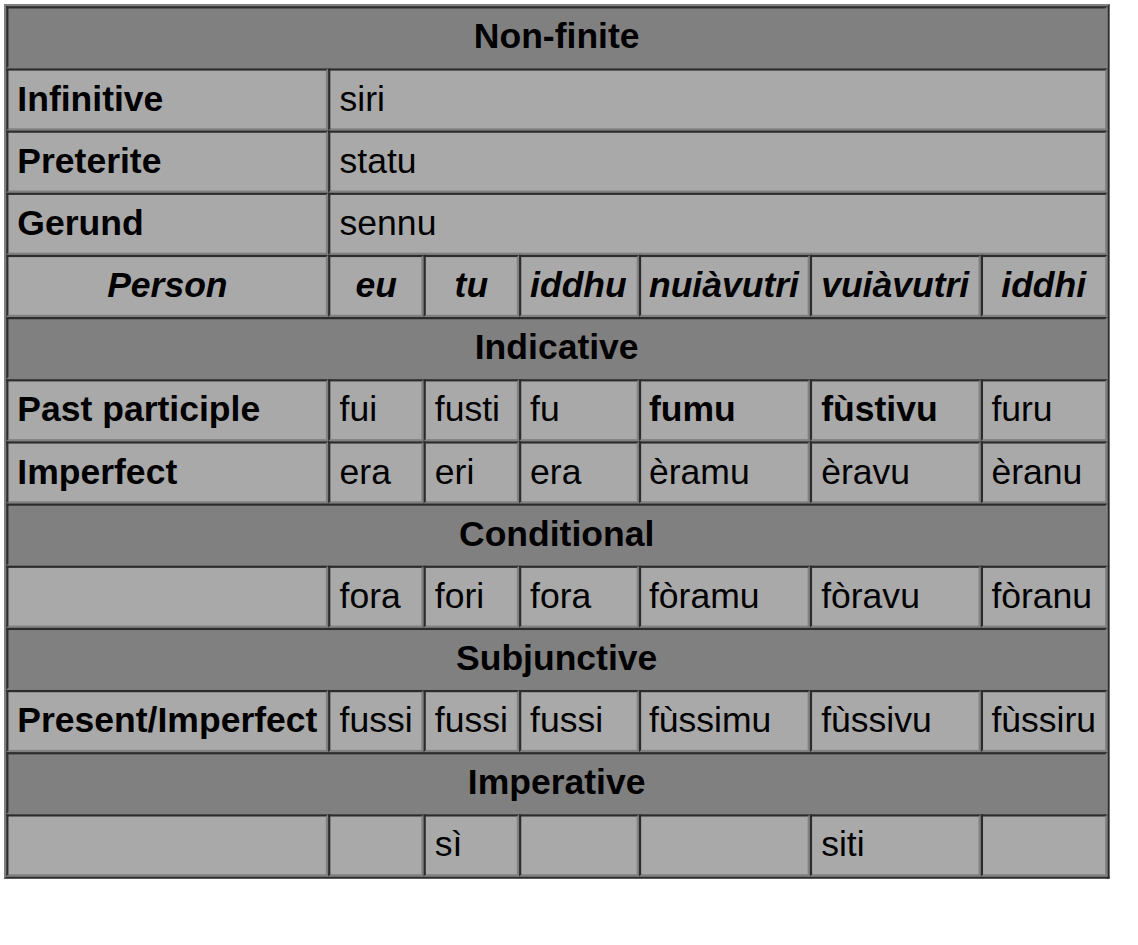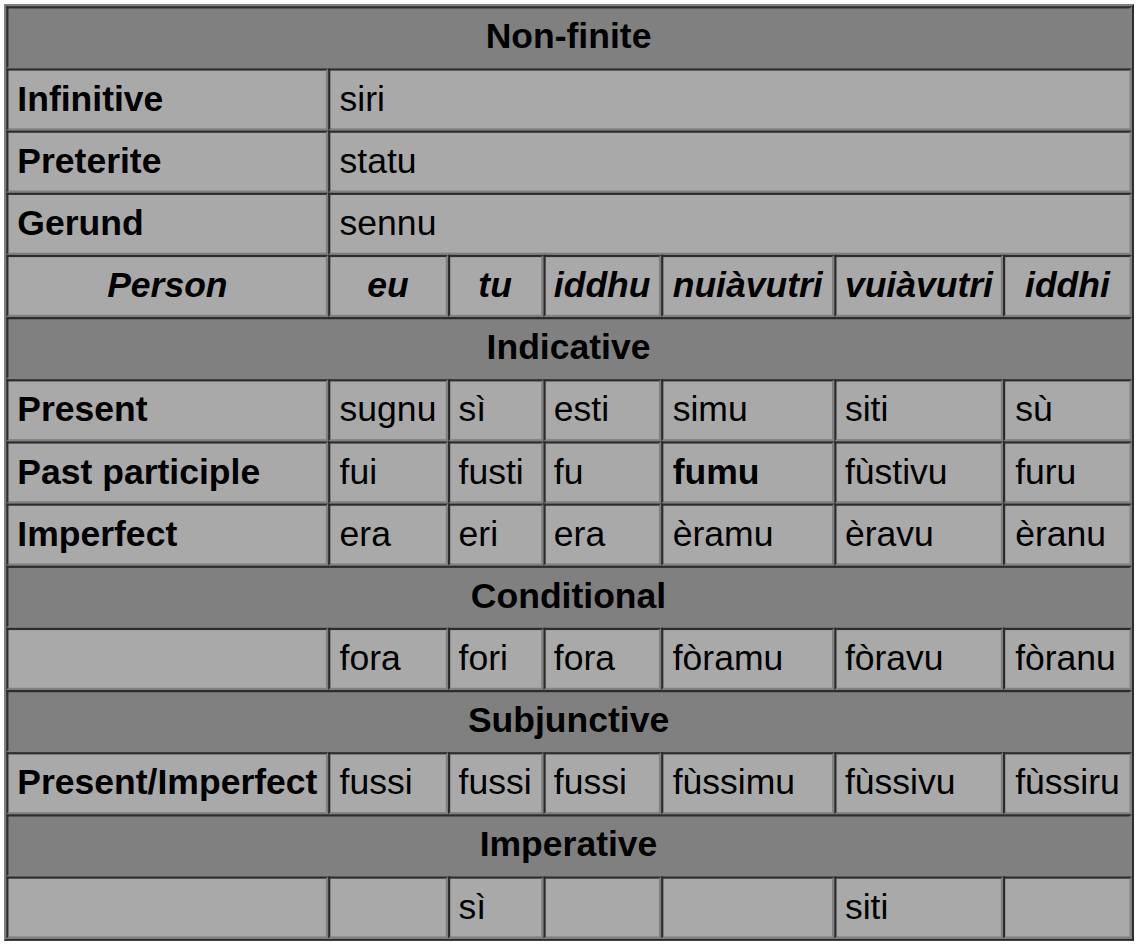+ row: (388, 409)
(879, 409) bold -> (896, 471) normal
